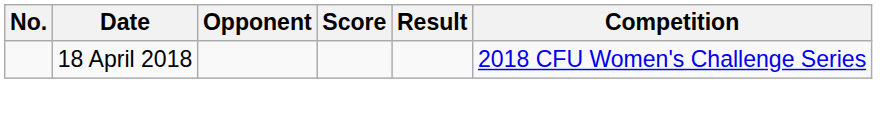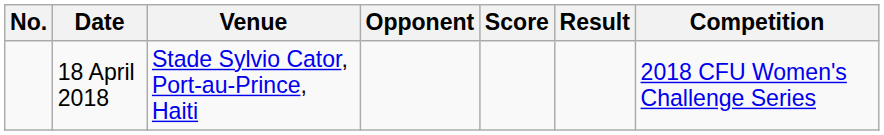+ column: (253, 22)
